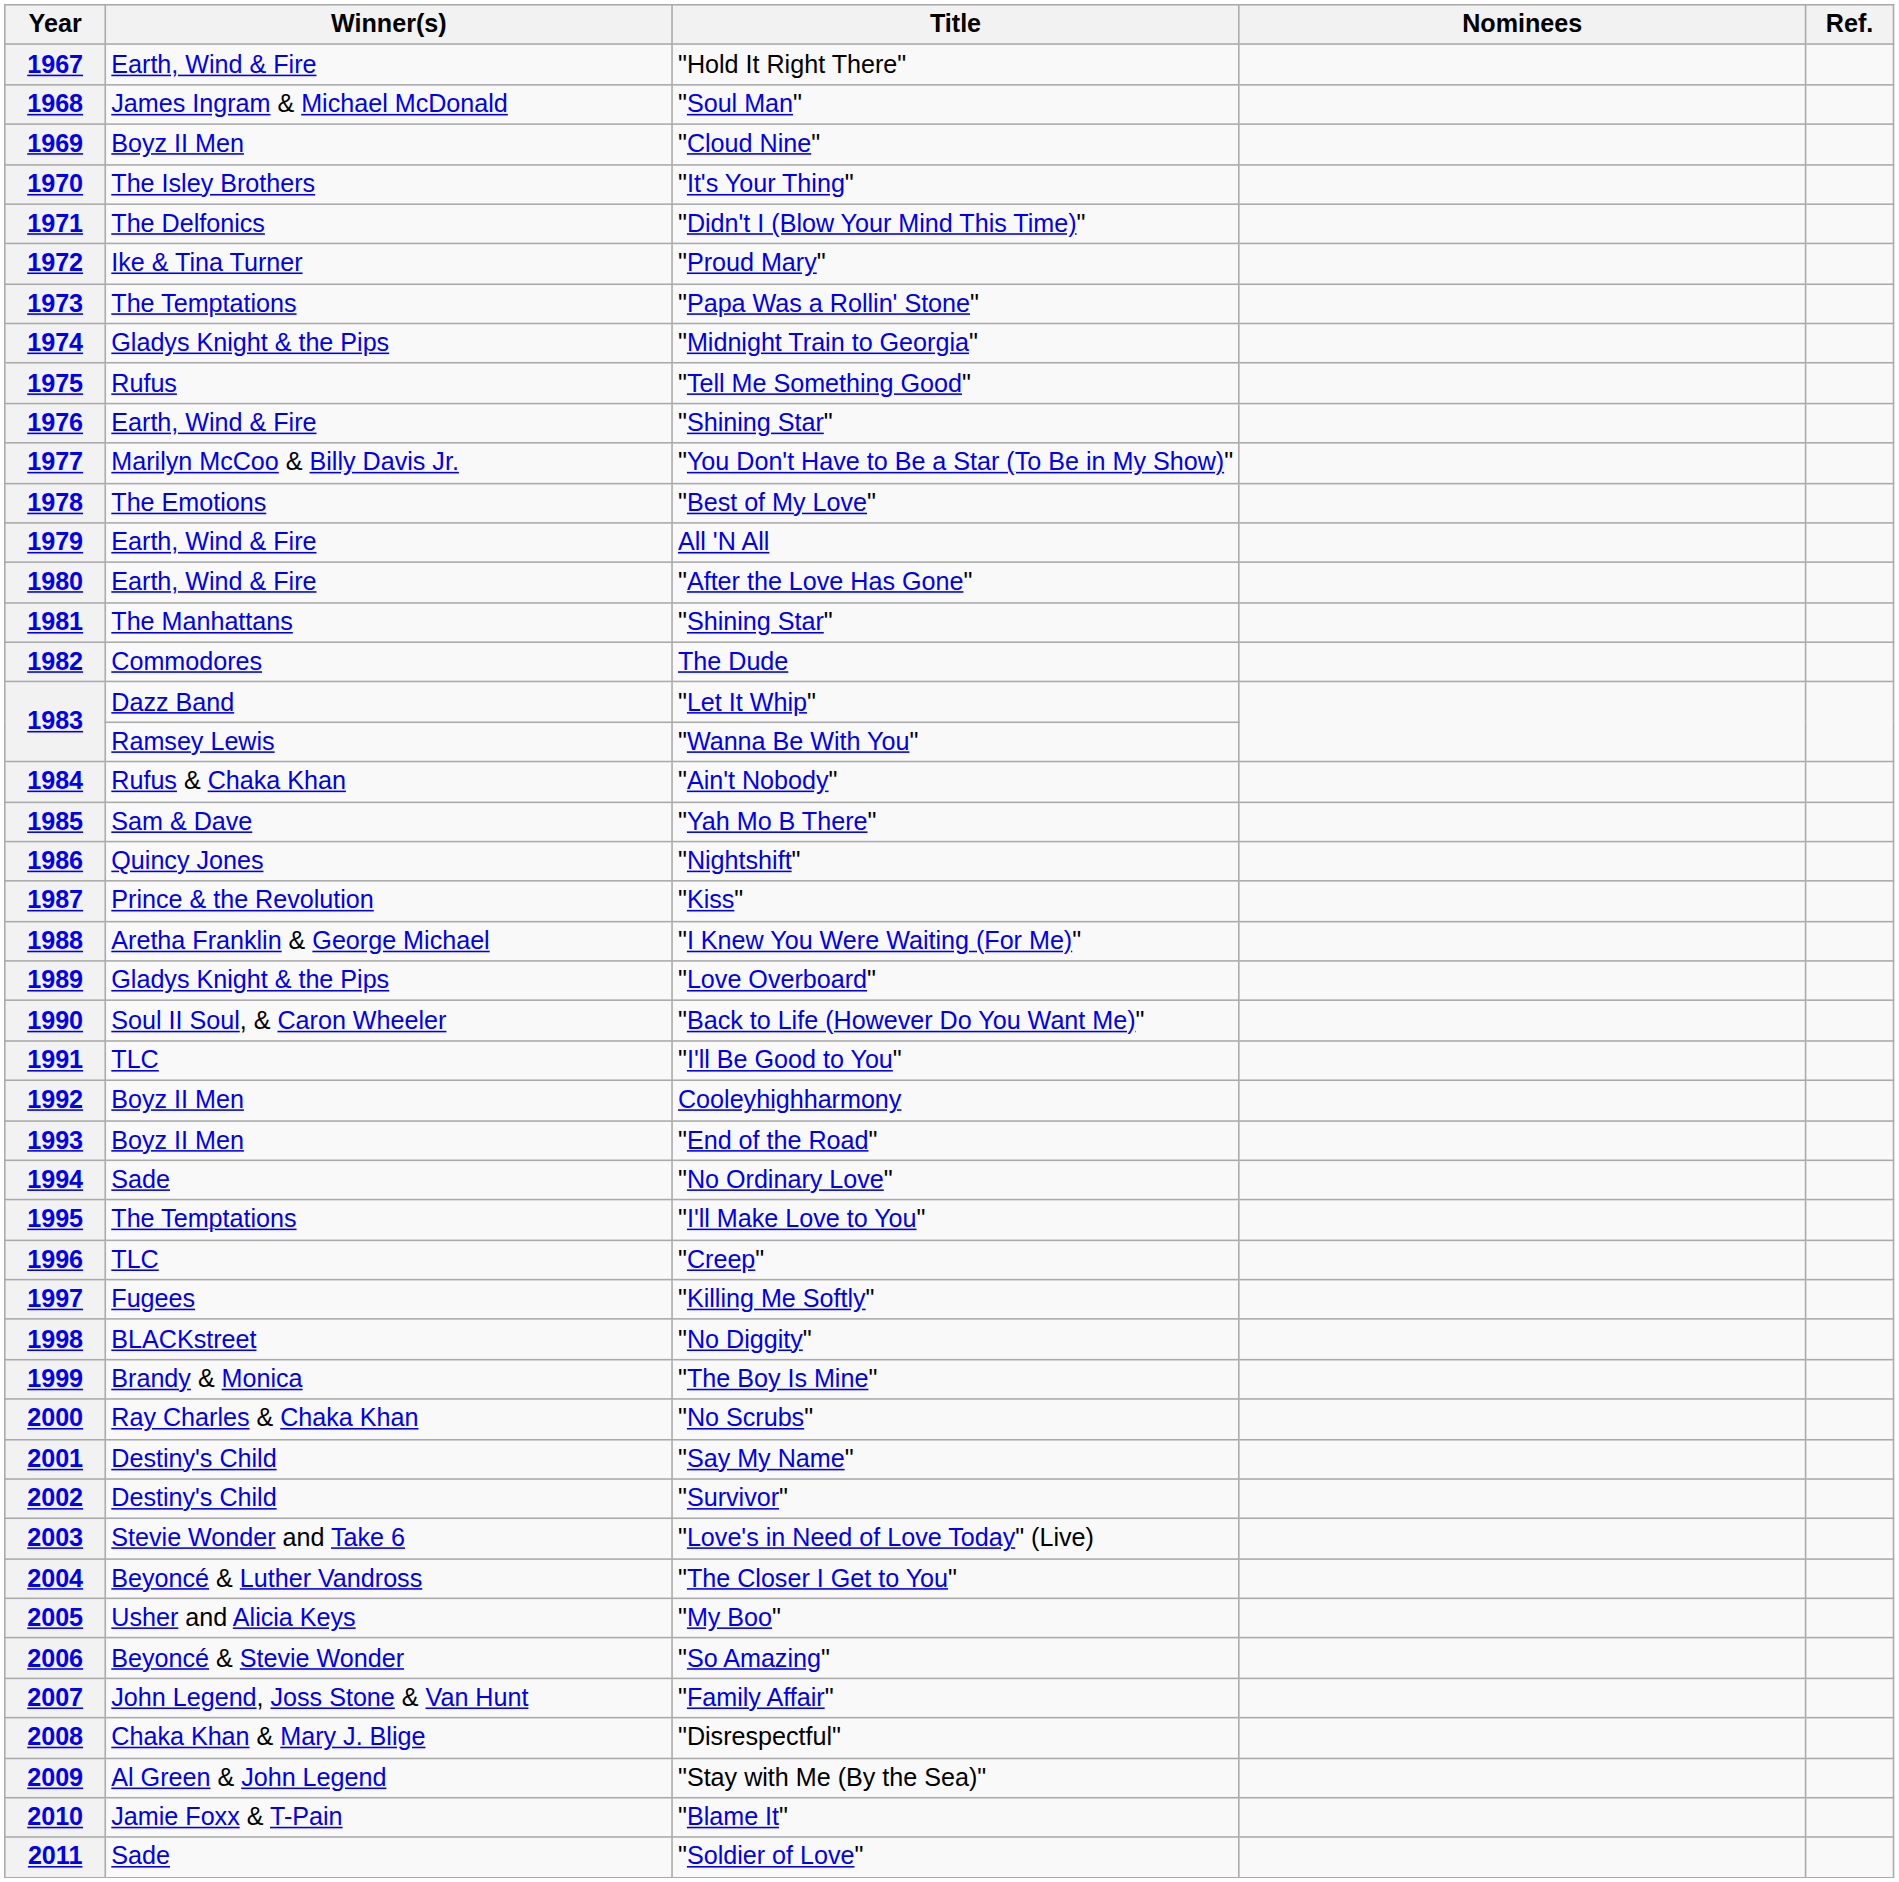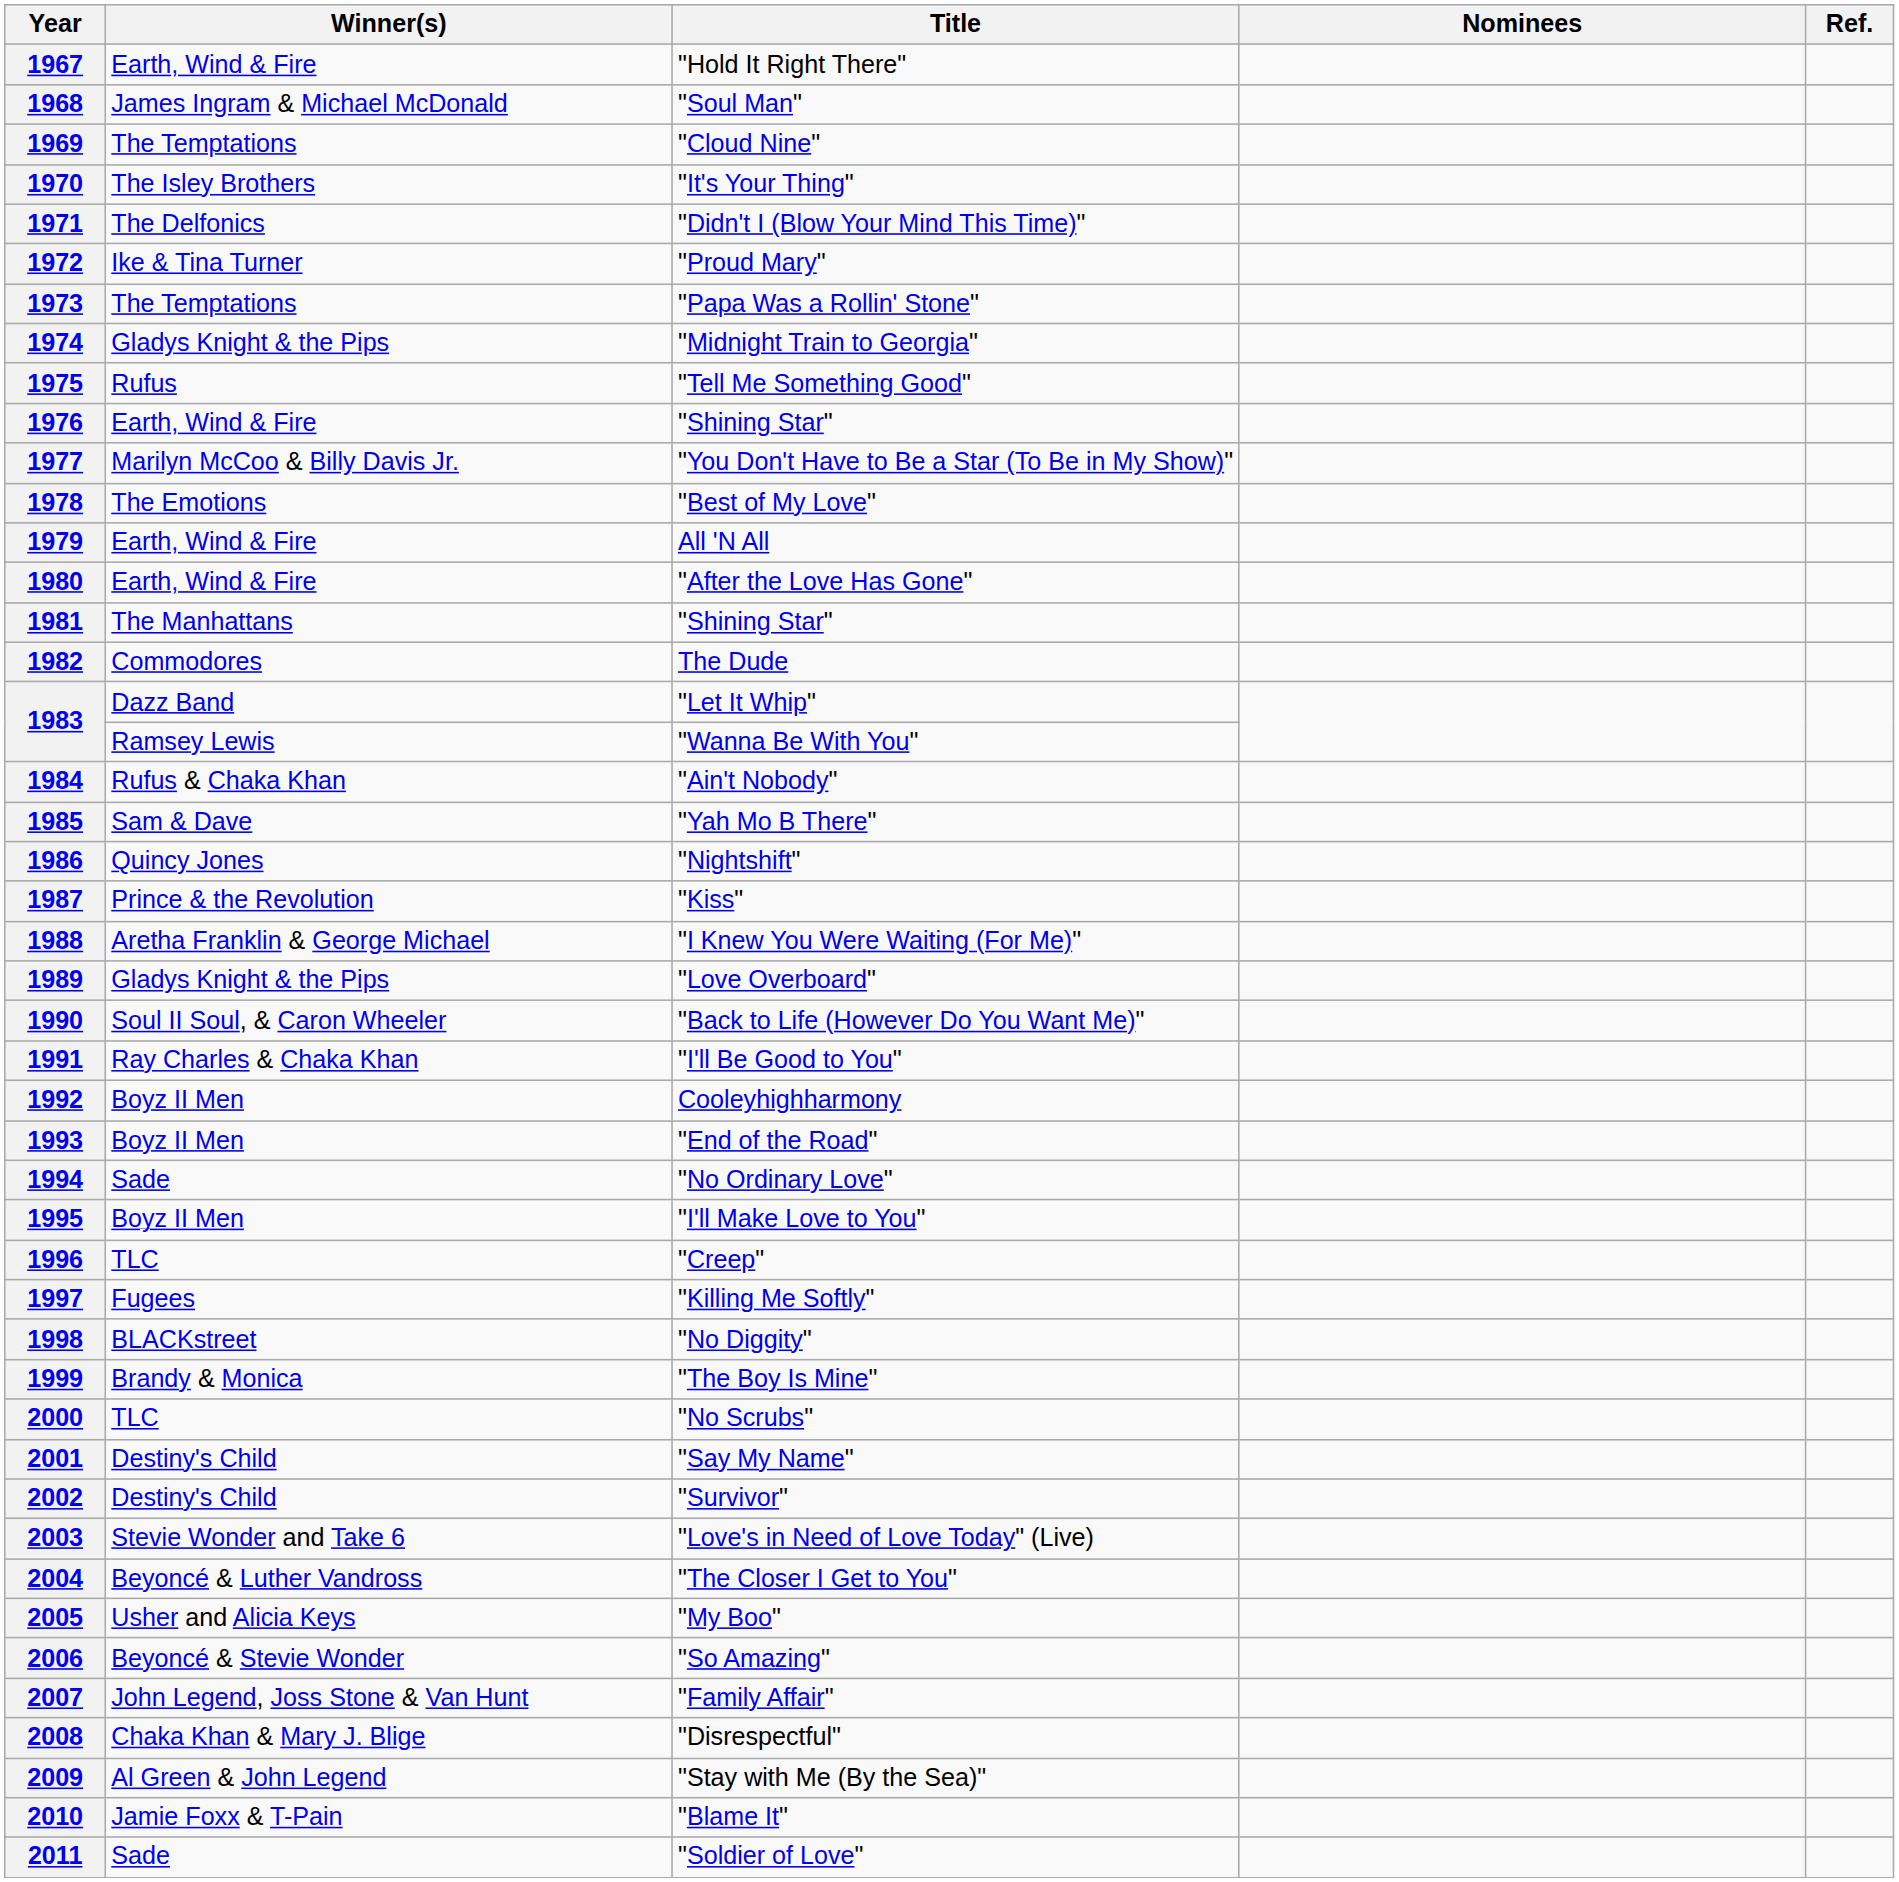(178, 143) Boyz II Men -> (204, 143) The Temptations
(135, 1060) TLC -> (265, 1060) Ray Charles & Chaka Khan
(204, 1219) The Temptations -> (178, 1219) Boyz II Men
(265, 1418) Ray Charles & Chaka Khan -> (135, 1418) TLC
